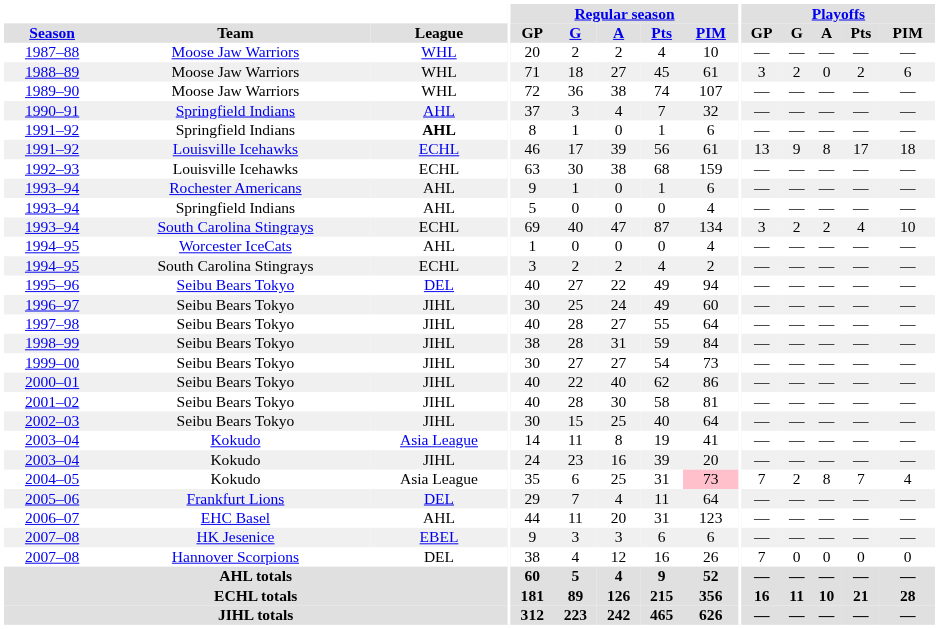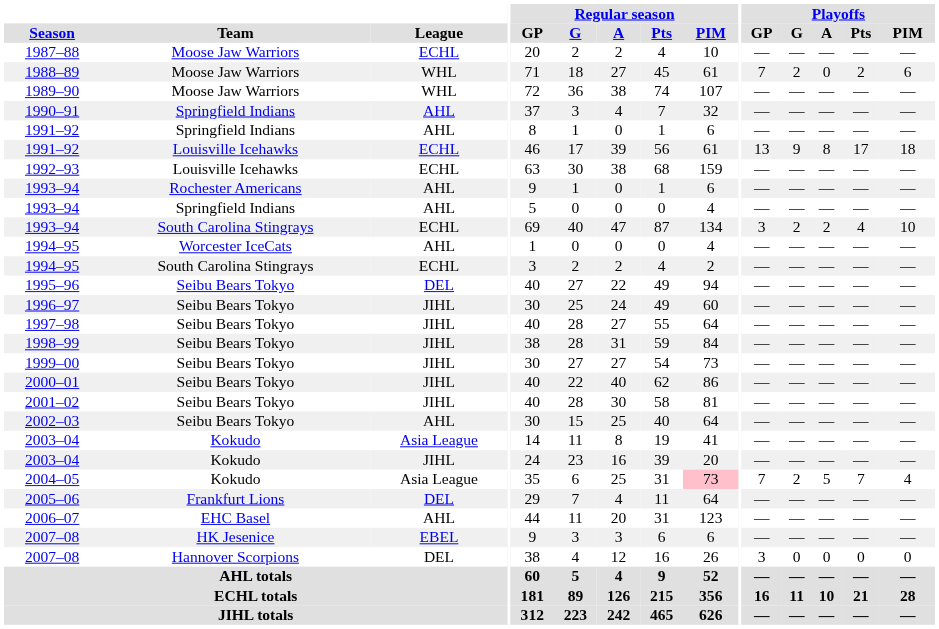(439, 52) WHL -> (439, 52) ECHL
(762, 71) 3 -> (762, 71) 7
(439, 130) bold -> (439, 130) normal
(439, 421) JIHL -> (439, 421) AHL
(827, 479) 8 -> (827, 479) 5
(762, 556) 7 -> (762, 556) 3
